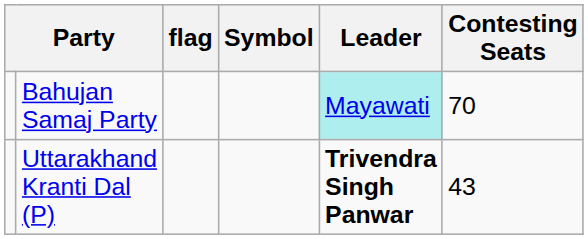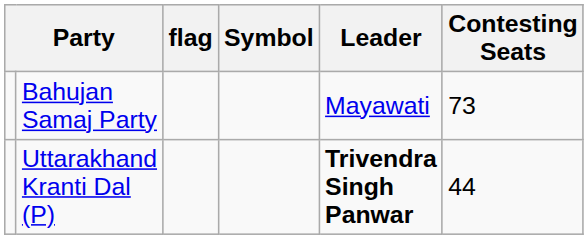(377, 105) paleturquoise background -> (377, 105) no background
(462, 105) 70 -> (462, 105) 73
(462, 186) 43 -> (462, 186) 44
